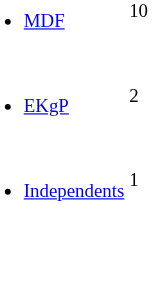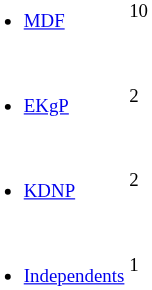+ row: (50, 191)
